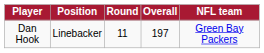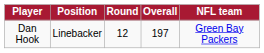(122, 34) 11 -> (122, 34) 12
